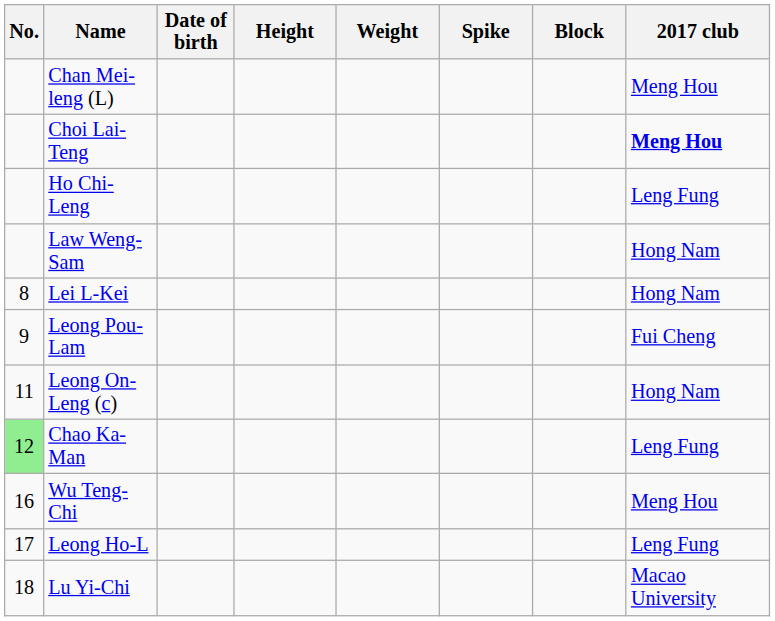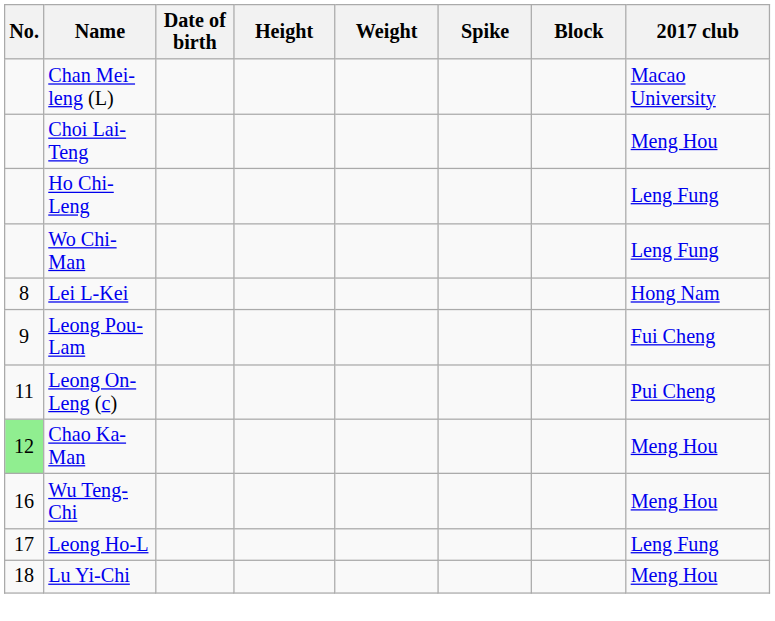(674, 86) Meng Hou -> (673, 86) Macao University
(677, 141) bold -> (674, 141) normal
+ row: (82, 250)
- row: (95, 250)
(675, 391) Hong Nam -> (673, 391) Pui Cheng
(675, 446) Leng Fung -> (674, 446) Meng Hou
(673, 587) Macao University -> (674, 576) Meng Hou
